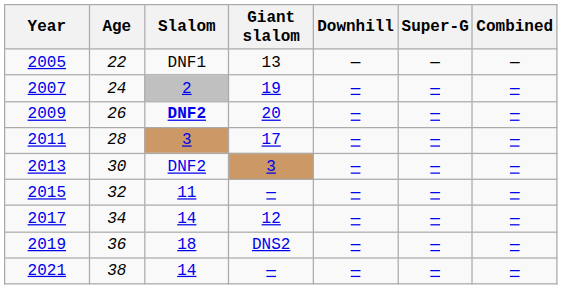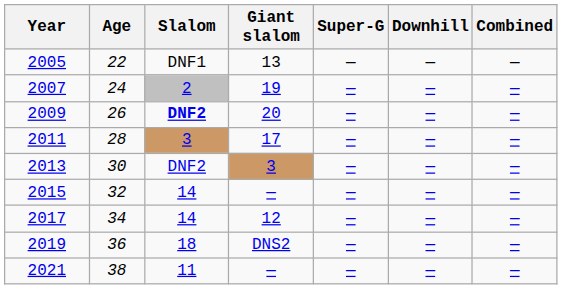columns swapped: (435, 27) <-> (356, 27)
(187, 192) 11 -> (187, 192) 14
(187, 271) 14 -> (187, 271) 11
